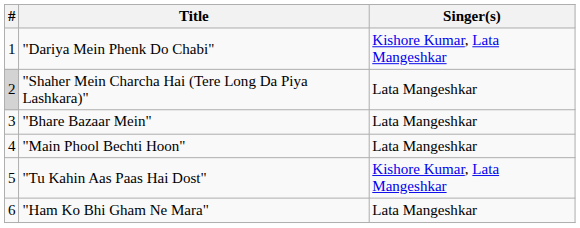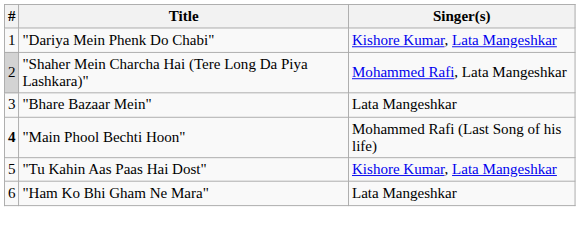(425, 89) Lata Mangeshkar -> (459, 72) Mohammed Rafi, Lata Mangeshkar
(12, 145) normal -> (12, 137) bold
(425, 145) Lata Mangeshkar -> (457, 137) Mohammed Rafi (Last Song of his life)
